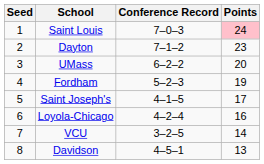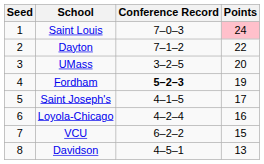(240, 47) 23 -> (240, 47) 22
(169, 64) 6–2–2 -> (169, 64) 3–2–5
(169, 82) normal -> (169, 82) bold
(169, 133) 3–2–5 -> (169, 133) 6–2–2
(240, 133) 14 -> (240, 133) 15
